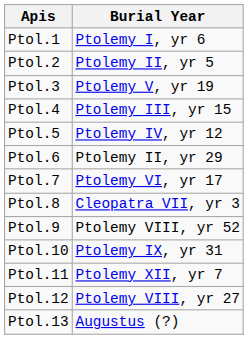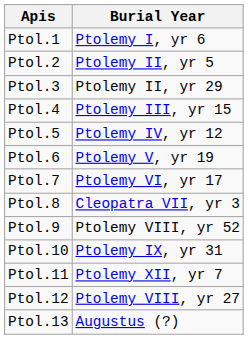(145, 87) Ptolemy V, yr 19 -> (149, 87) Ptolemy II, yr 29
(149, 157) Ptolemy II, yr 29 -> (145, 157) Ptolemy V, yr 19
